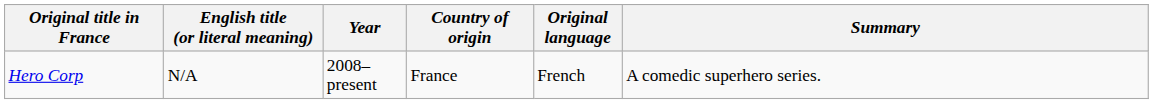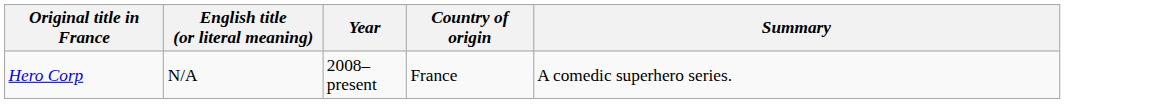- column: (578, 27)
